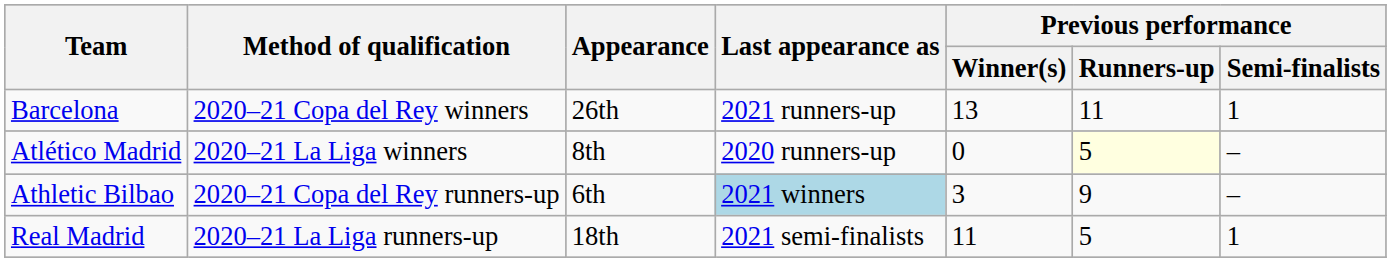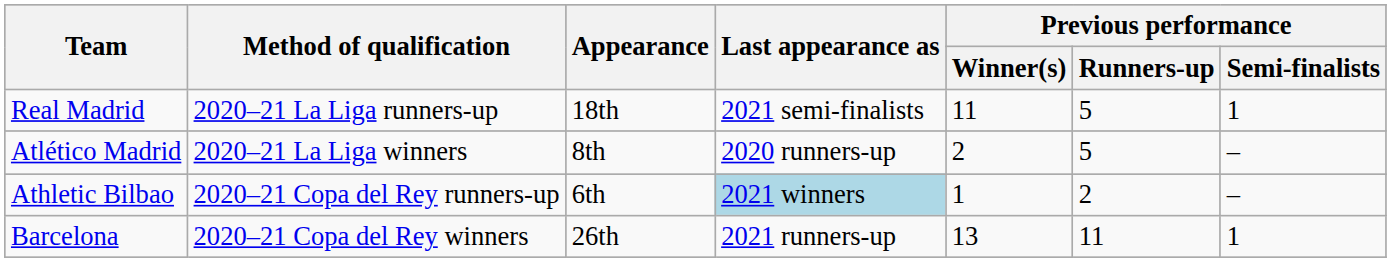rows swapped: (65, 109) <-> (78, 236)
(958, 151) 0 -> (958, 151) 2
(1085, 151) lightyellow background -> (1085, 151) no background
(958, 194) 3 -> (958, 194) 1
(1085, 194) 9 -> (1085, 194) 2
